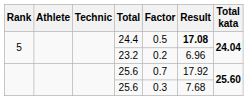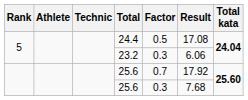(196, 39) bold -> (196, 39) normal
(160, 55) 0.2 -> (160, 55) 0.3
(196, 55) 6.96 -> (196, 55) 6.06
